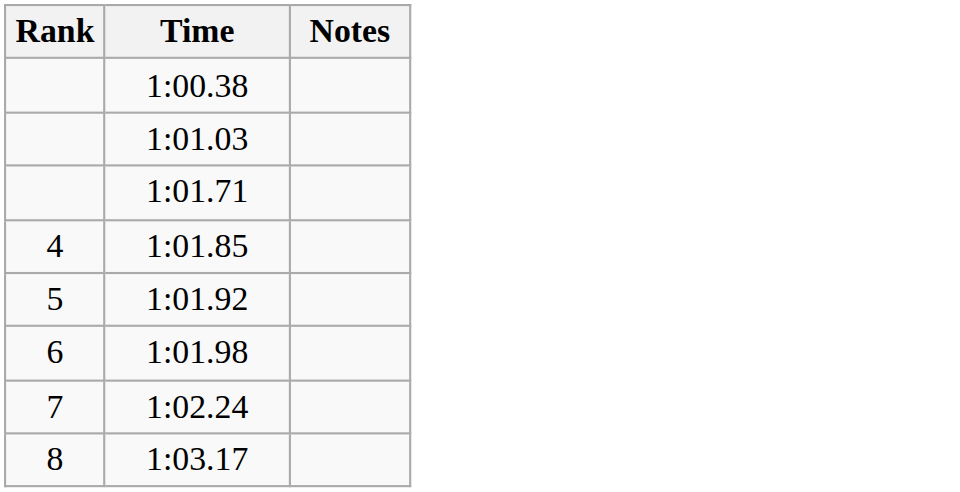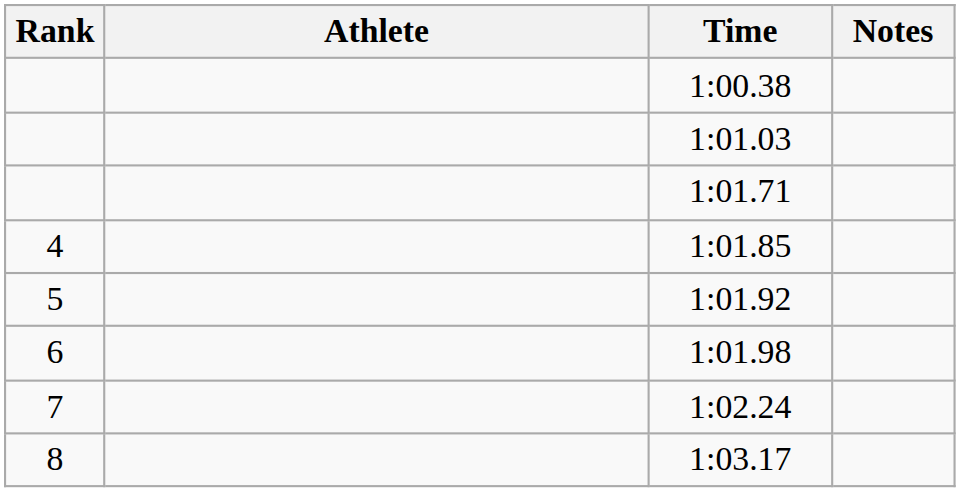+ column: (377, 31)
